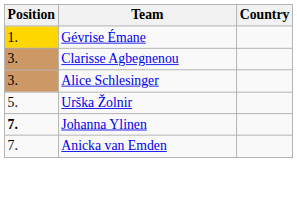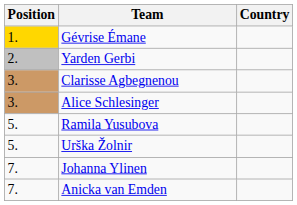+ row: (98, 59)
+ row: (110, 124)
(13, 124) bold -> (13, 168) normal
